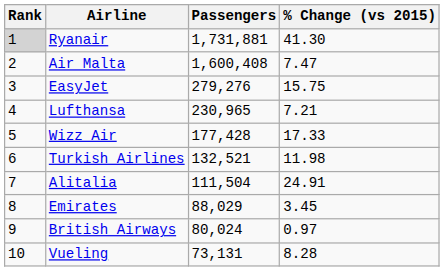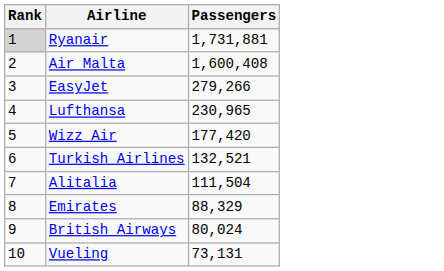- column: (360, 16)
(221, 88) 279,276 -> (221, 88) 279,266
(221, 135) 177,428 -> (221, 135) 177,420
(217, 206) 88,029 -> (217, 206) 88,329
